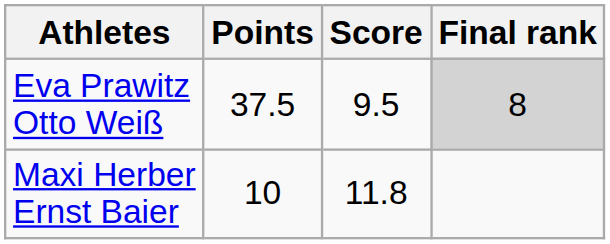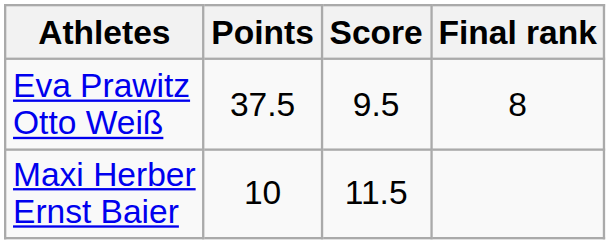(518, 104) lightgrey background -> (518, 104) no background
(376, 194) 11.8 -> (376, 194) 11.5
